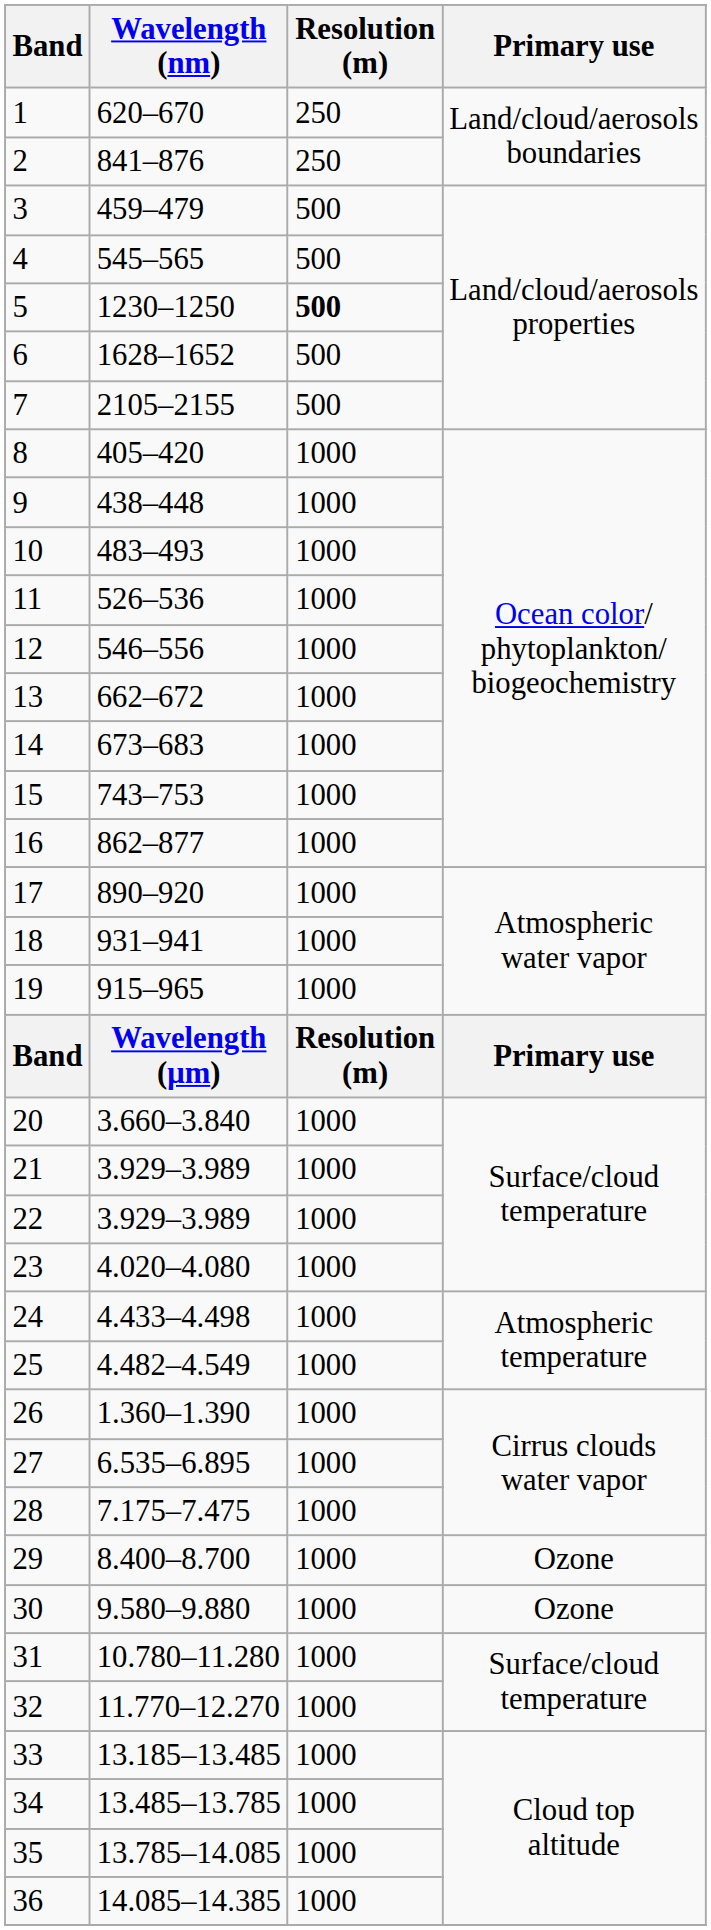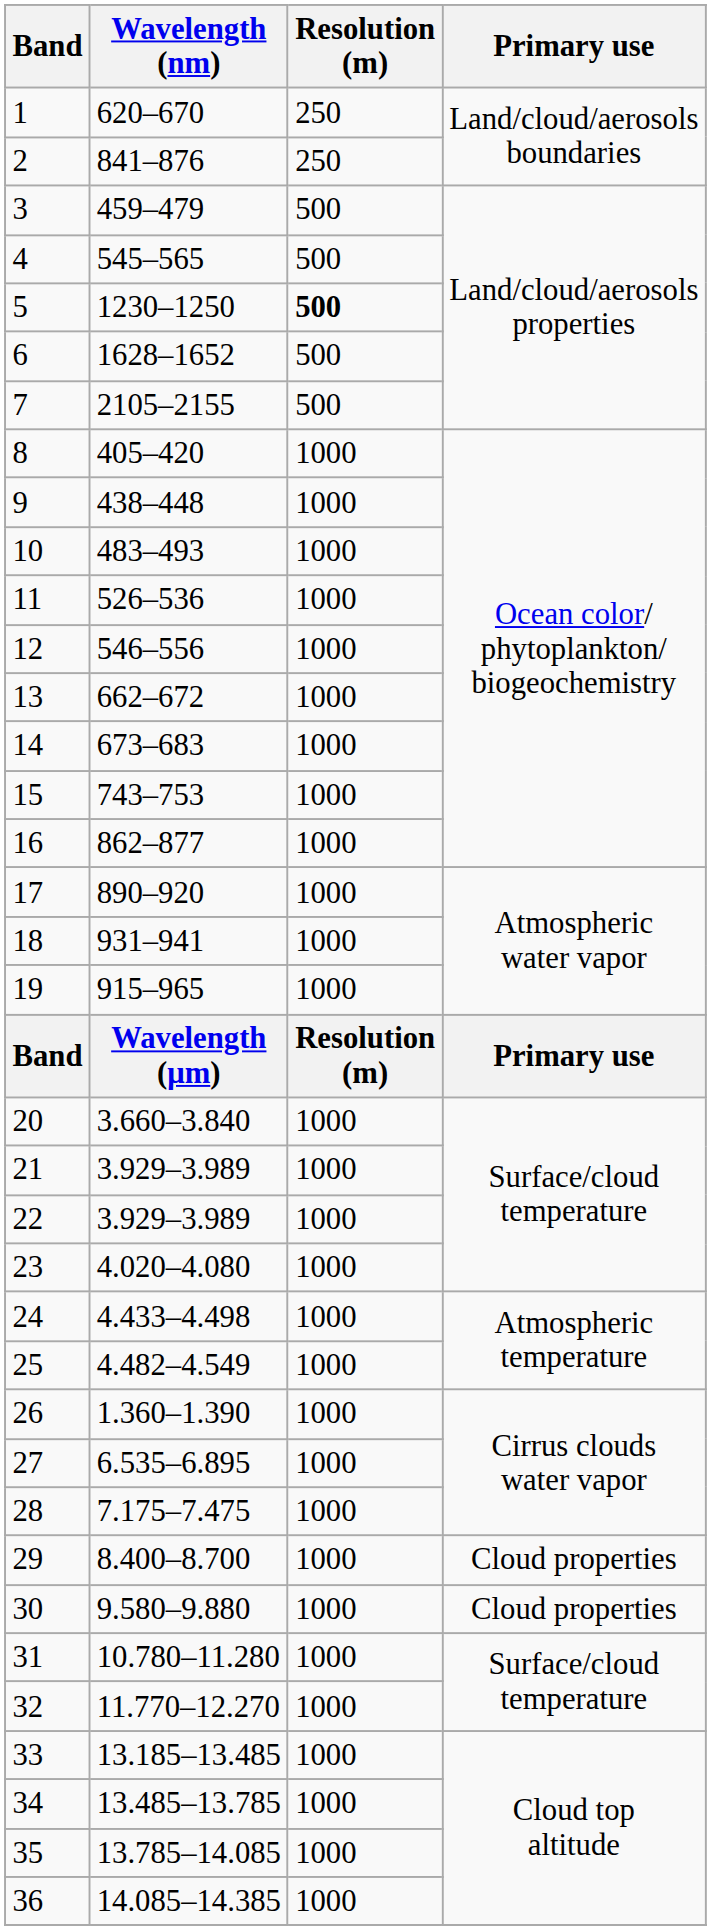(574, 1559) Ozone -> (574, 1559) Cloud properties
(574, 1608) Ozone -> (574, 1608) Cloud properties
